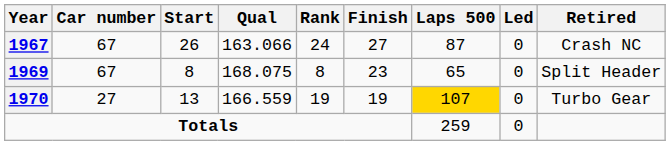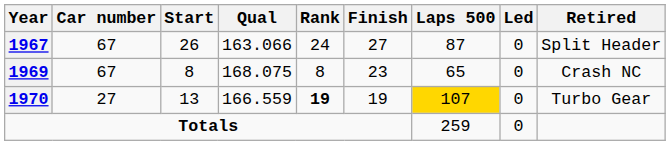(601, 45) Crash NC -> (601, 45) Split Header
(601, 72) Split Header -> (601, 72) Crash NC
(320, 100) normal -> (320, 100) bold
